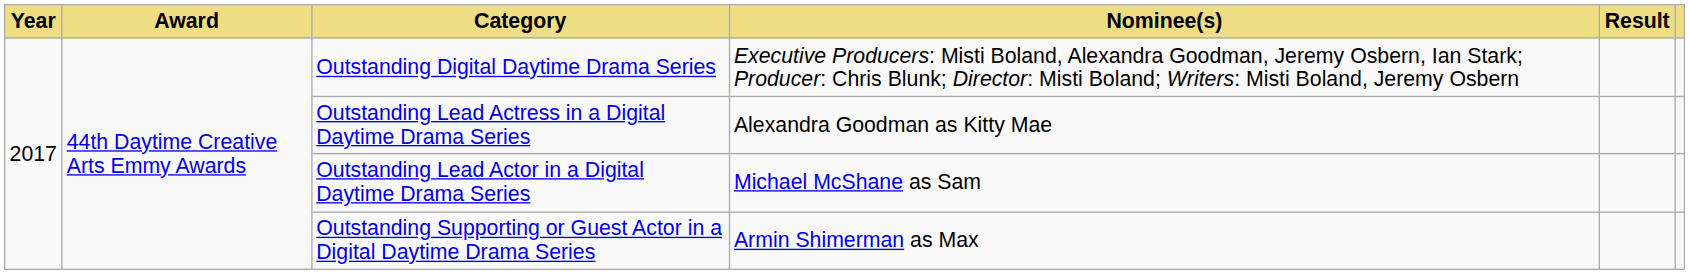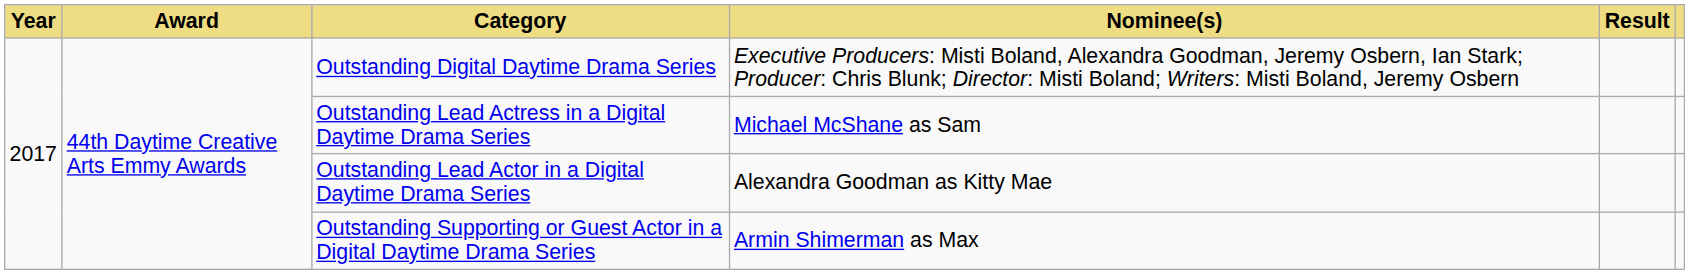(893, 124) Alexandra Goodman as Kitty Mae -> (857, 124) Michael McShane as Sam
(857, 182) Michael McShane as Sam -> (893, 182) Alexandra Goodman as Kitty Mae
